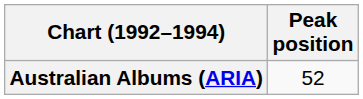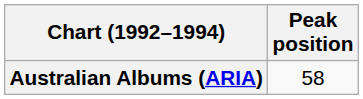(313, 77) 52 -> (313, 77) 58
